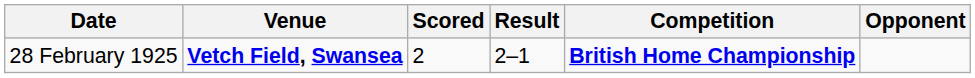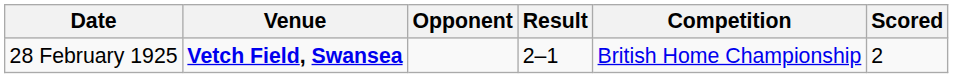columns swapped: (915, 21) <-> (449, 21)
(712, 55) bold -> (729, 55) normal
